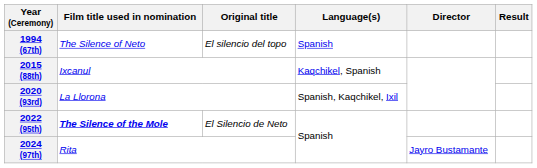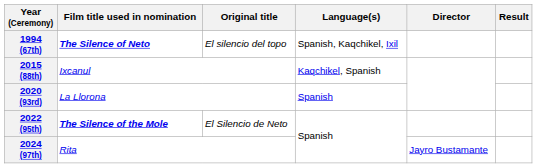(102, 44) normal -> (105, 44) bold
(315, 44) Spanish -> (348, 44) Spanish, Kaqchikel, Ixil
(348, 97) Spanish, Kaqchikel, Ixil -> (315, 97) Spanish
